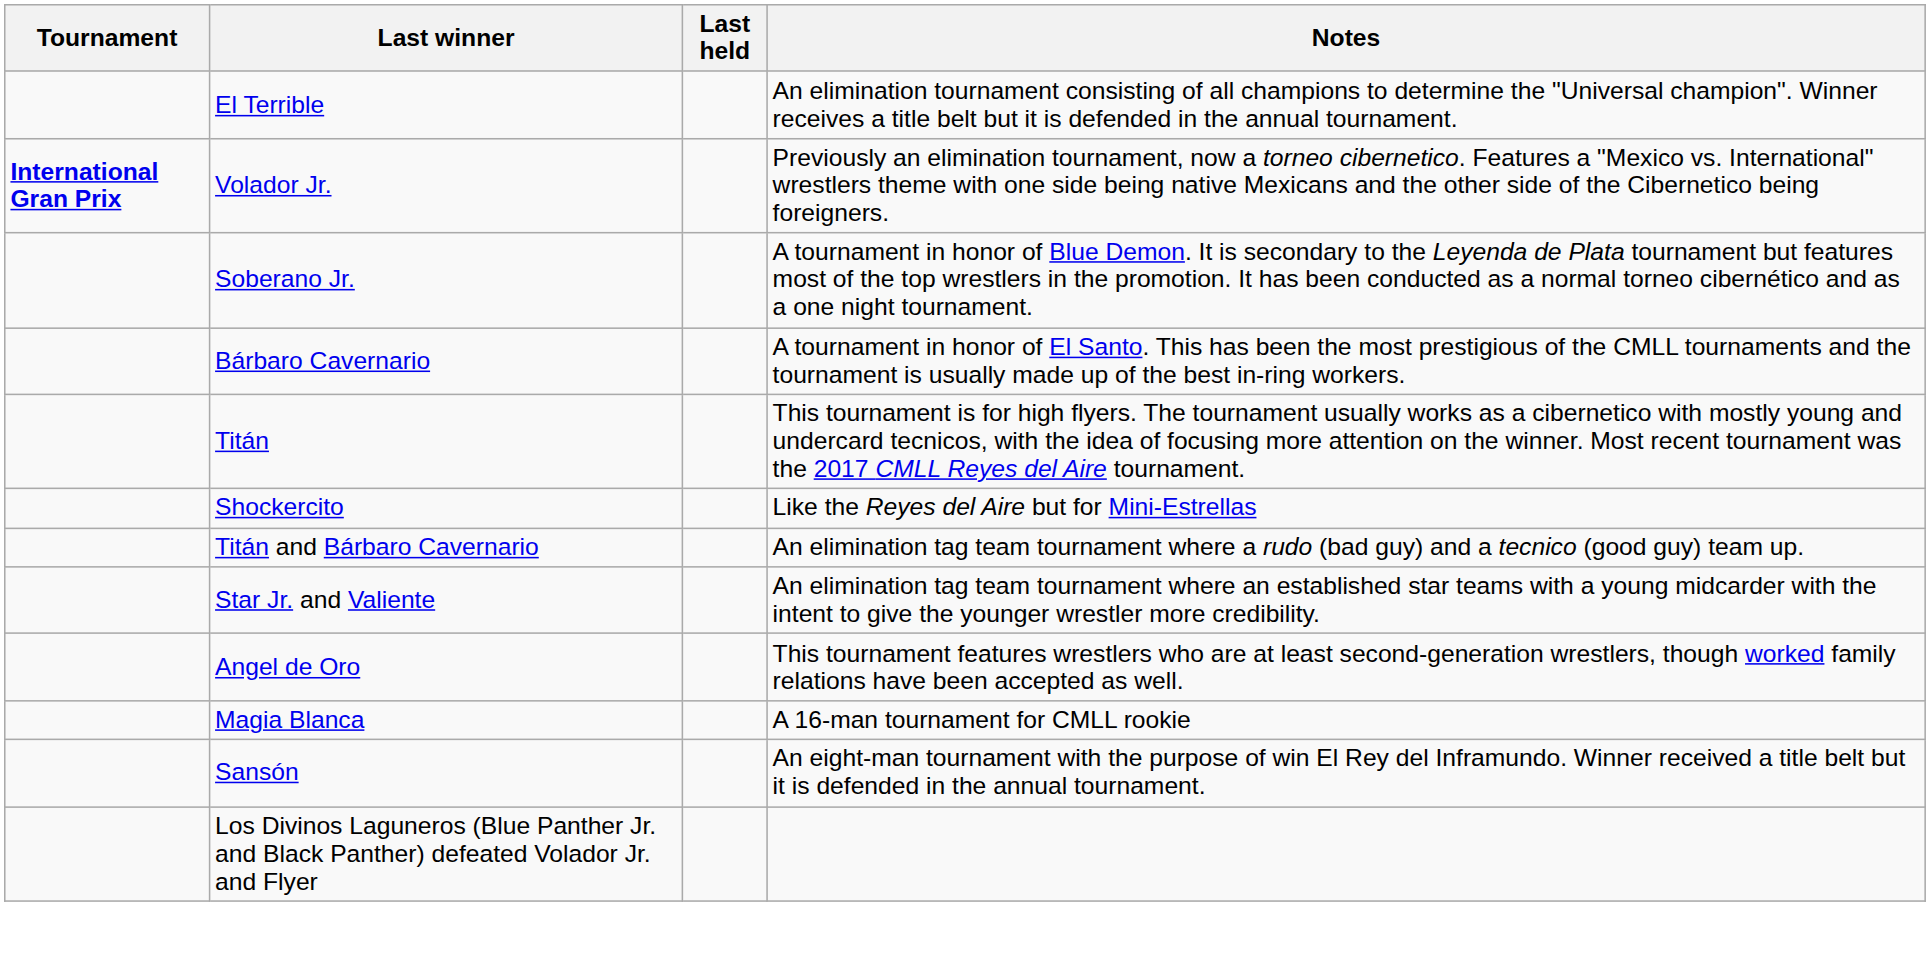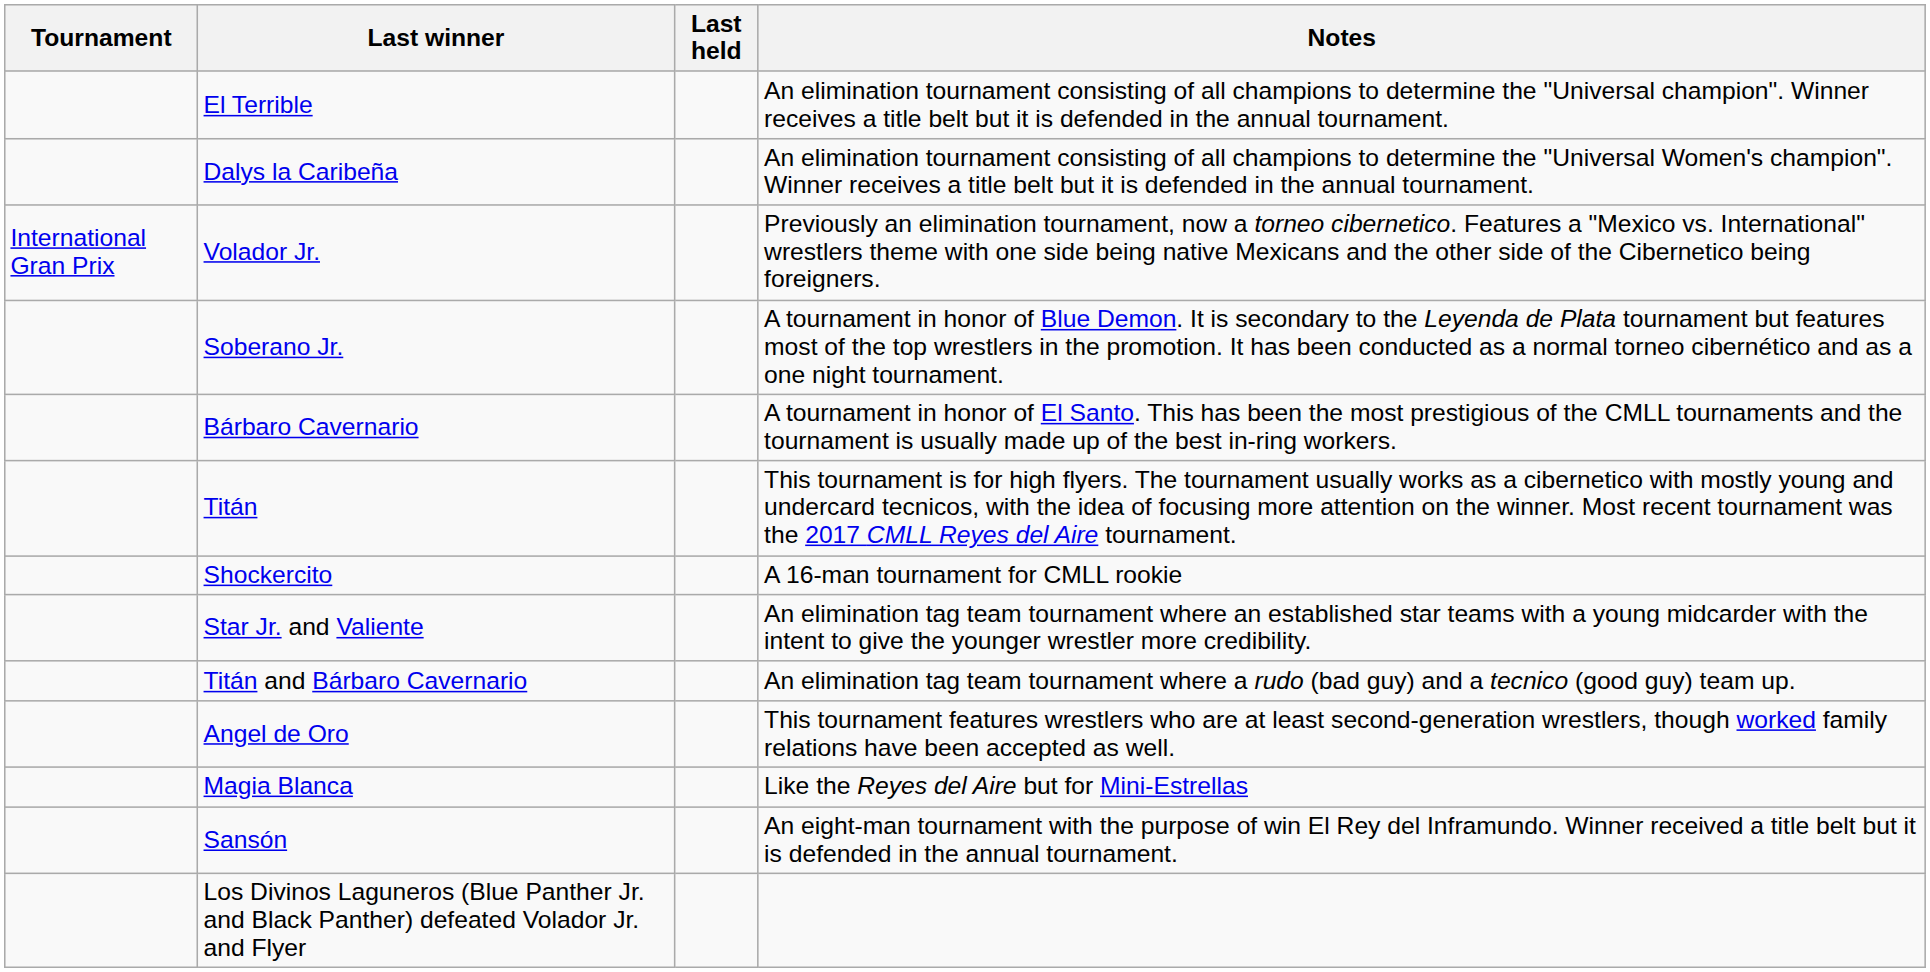+ row: (301, 171)
(84, 185) bold -> (78, 252) normal
(1015, 507) Like the Reyes del Aire but for Mini-Estrellas -> (973, 574) A 16-man tournament for CMLL rookie
rows swapped: (325, 599) <-> (377, 547)
(982, 719) A 16-man tournament for CMLL rookie -> (1006, 786) Like the Reyes del Aire but for Mini-Estrellas
